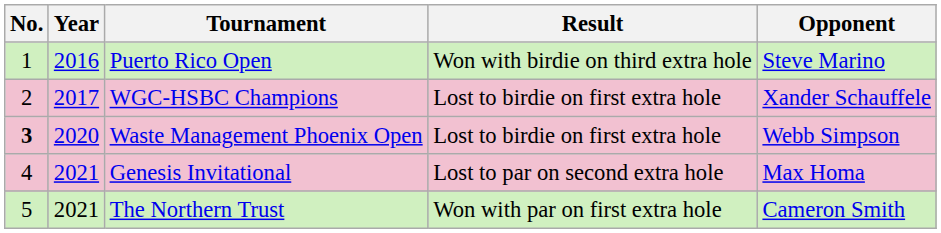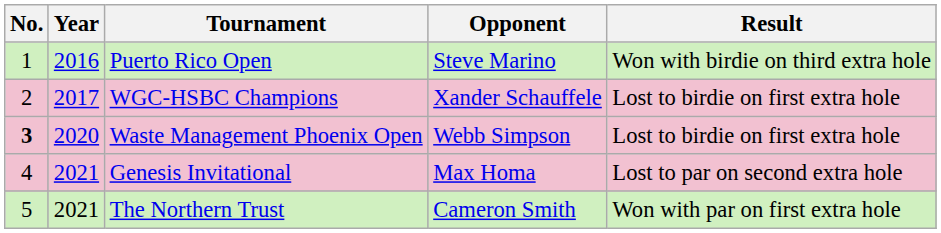columns swapped: (847, 23) <-> (593, 23)
